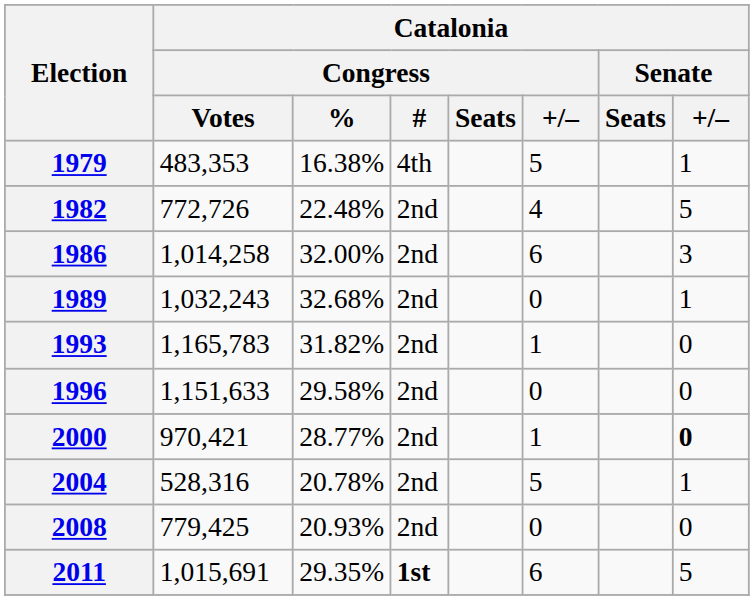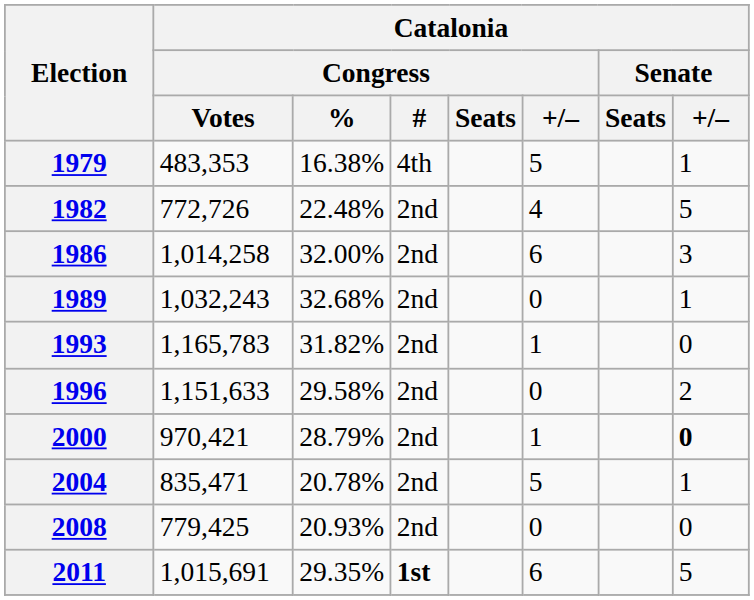(686, 390) 0 -> (686, 390) 2
(342, 435) 28.77% -> (342, 435) 28.79%
(204, 481) 528,316 -> (204, 481) 835,471
